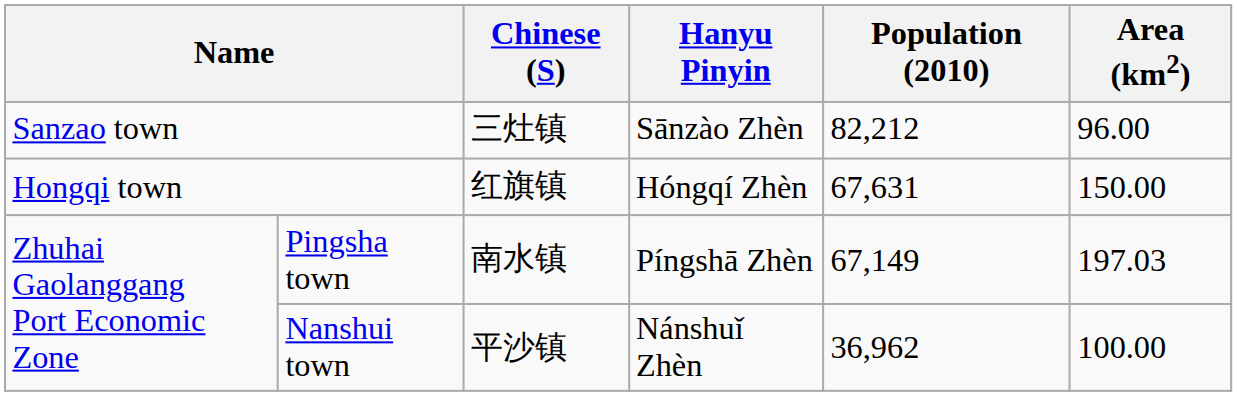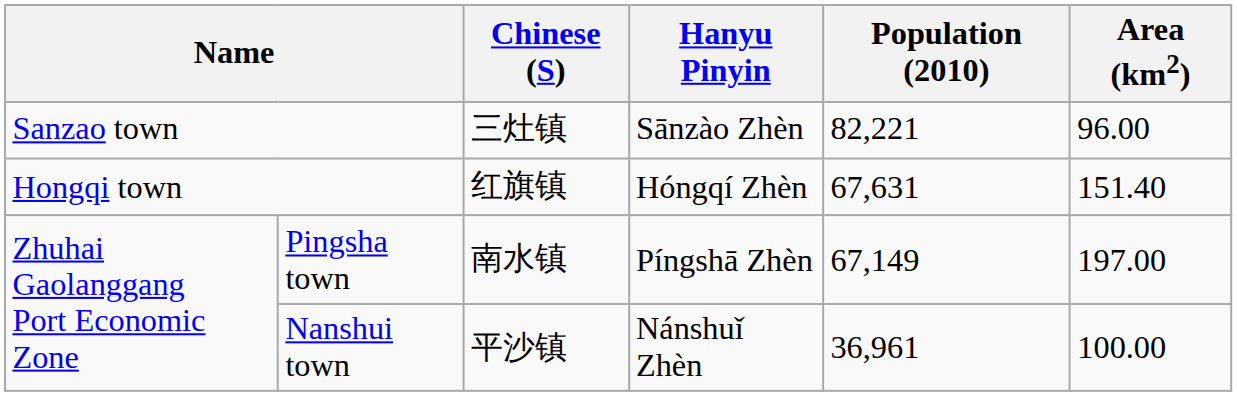(875, 129) 82,212 -> (875, 129) 82,221
(1122, 186) 150.00 -> (1122, 186) 151.40
(1122, 259) 197.03 -> (1122, 259) 197.00
(875, 346) 36,962 -> (875, 346) 36,961
